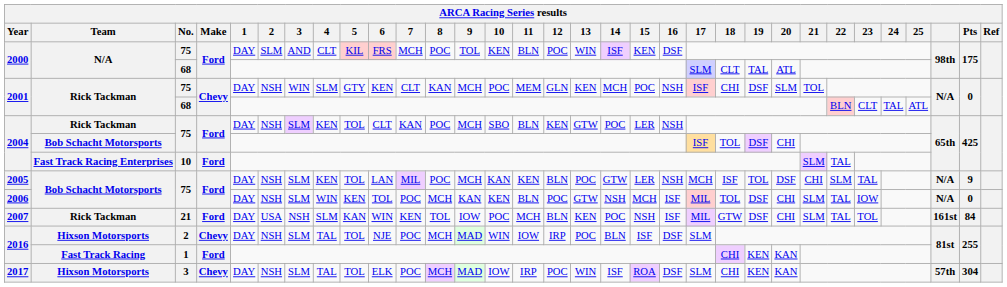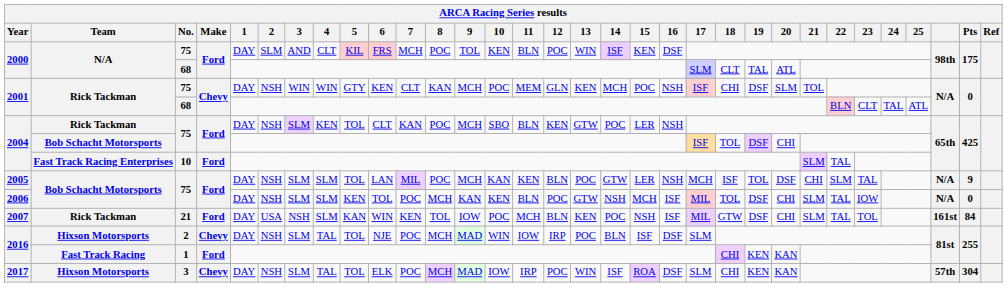(327, 87) SLM -> (327, 87) WIN
(327, 180) KEN -> (327, 180) SLM
(327, 198) WIN -> (327, 198) SLM
